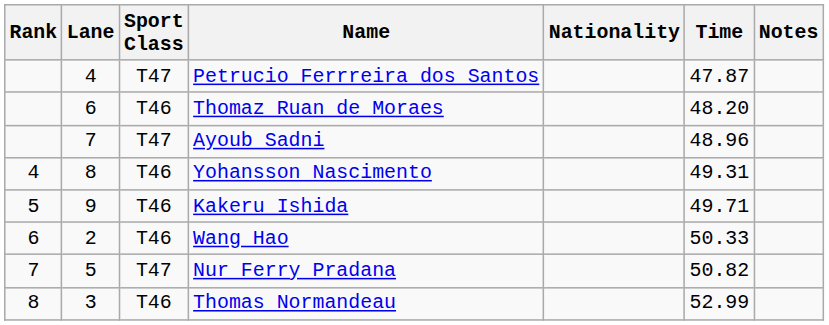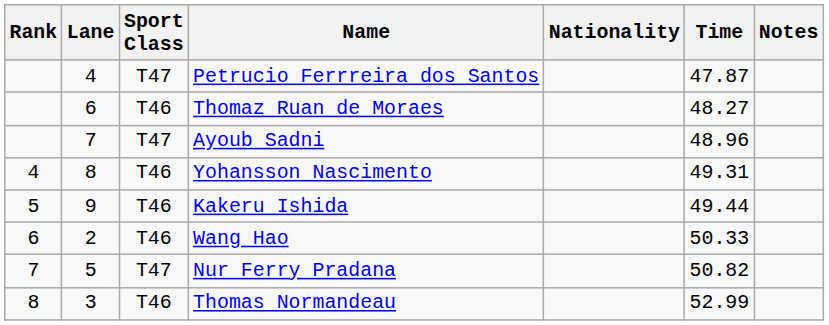(719, 109) 48.20 -> (719, 109) 48.27
(719, 206) 49.71 -> (719, 206) 49.44
